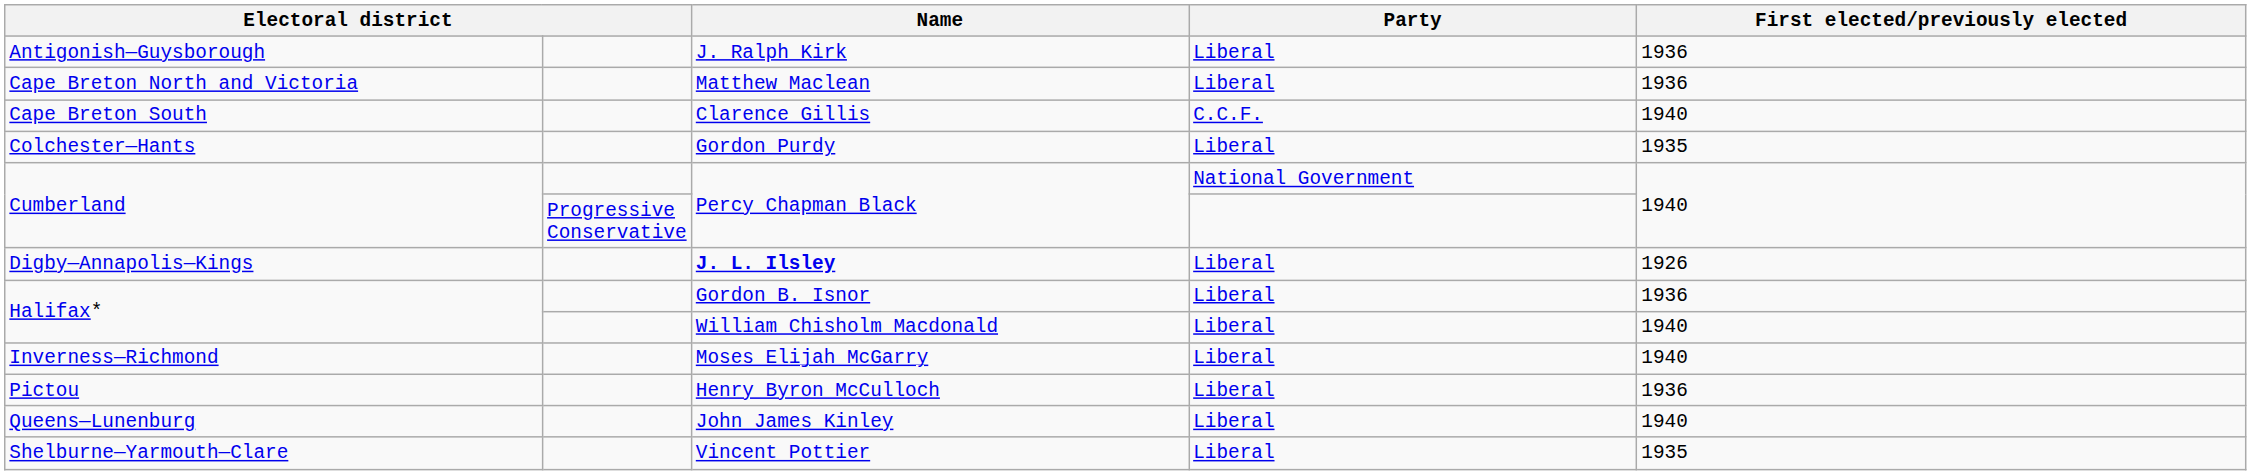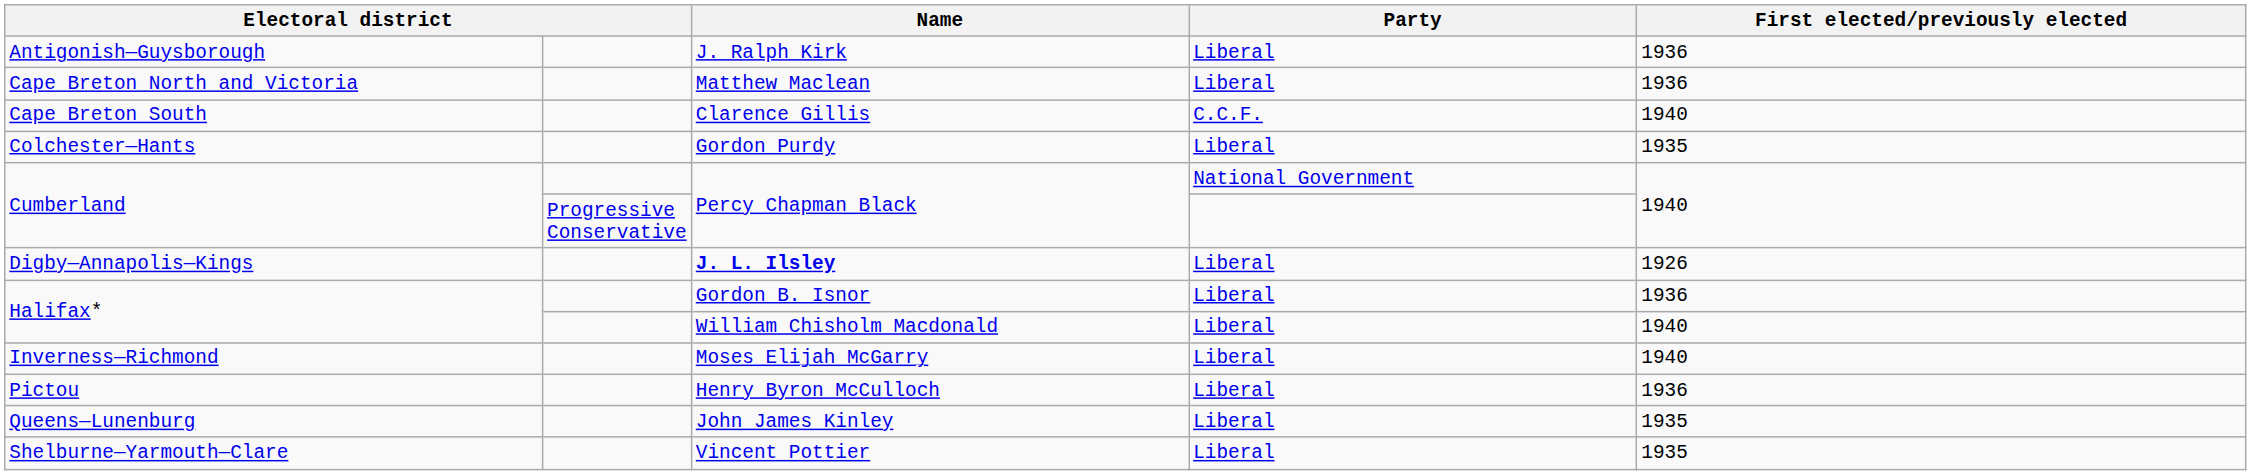(1665, 422) 1940 -> (1665, 422) 1935
